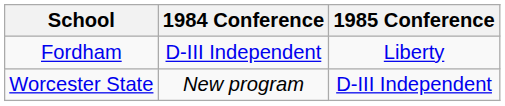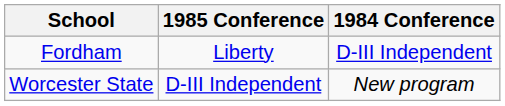columns swapped: (243, 20) <-> (414, 20)
